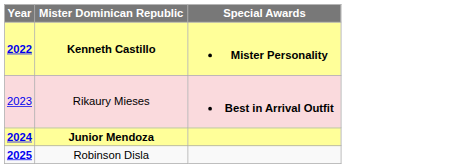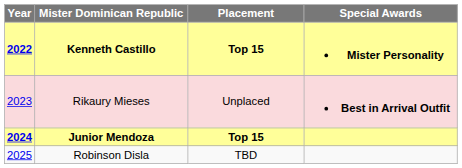+ column: (246, 13)
(19, 155) bold -> (19, 155) normal
